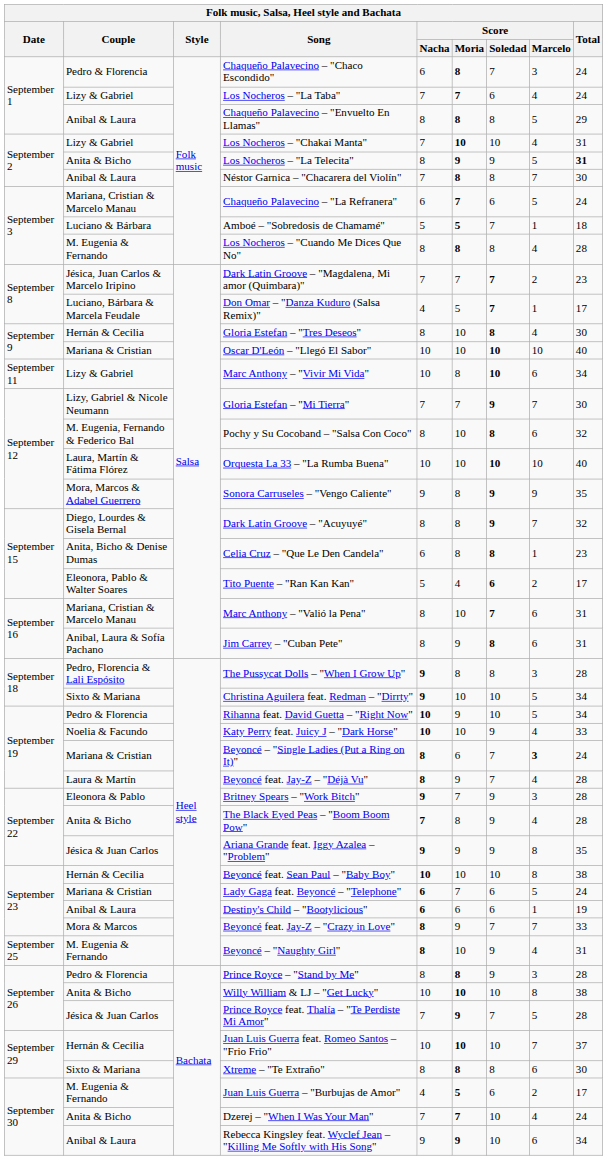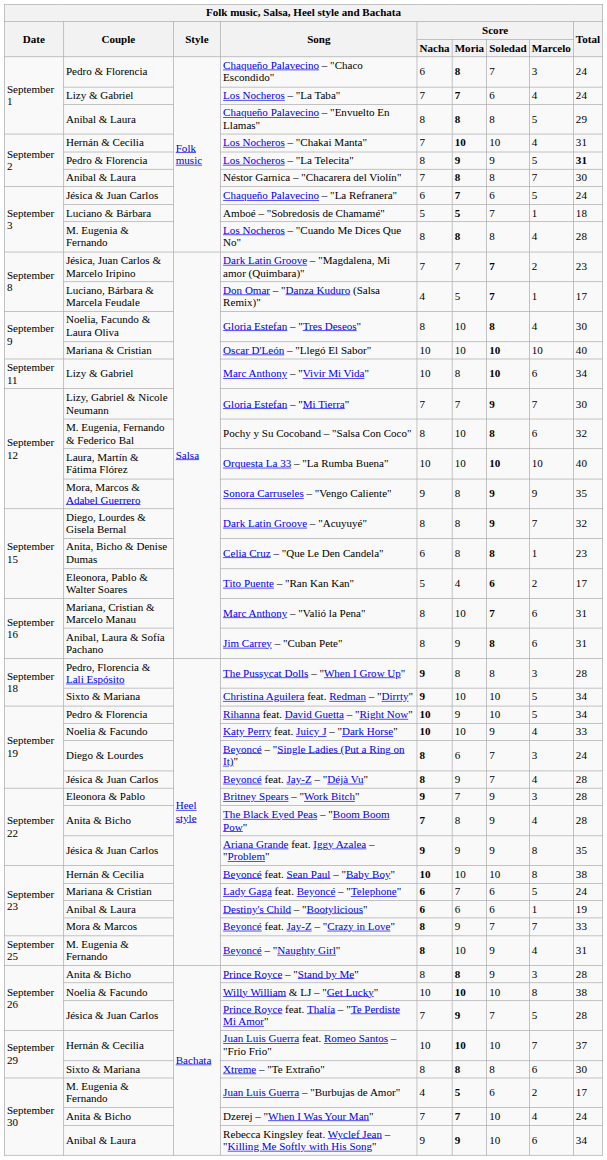(100, 143) Lizy & Gabriel -> (105, 143) Hernán & Cecilia
(98, 160) Anita & Bicho -> (107, 160) Pedro & Florencia
(110, 201) Mariana, Cristian & Marcelo Manau -> (112, 195) Jésica & Juan Carlos
(105, 332) Hernán & Cecilia -> (108, 326) Noelia, Facundo & Laura Oliva
(109, 755) Mariana & Cristian -> (105, 755) Diego & Lourdes
(535, 755) bold -> (535, 755) normal
(101, 779) Laura & Martín -> (112, 779) Jésica & Juan Carlos
(107, 974) Pedro & Florencia -> (98, 974) Anita & Bicho
(98, 991) Anita & Bicho -> (107, 991) Noelia & Facundo
